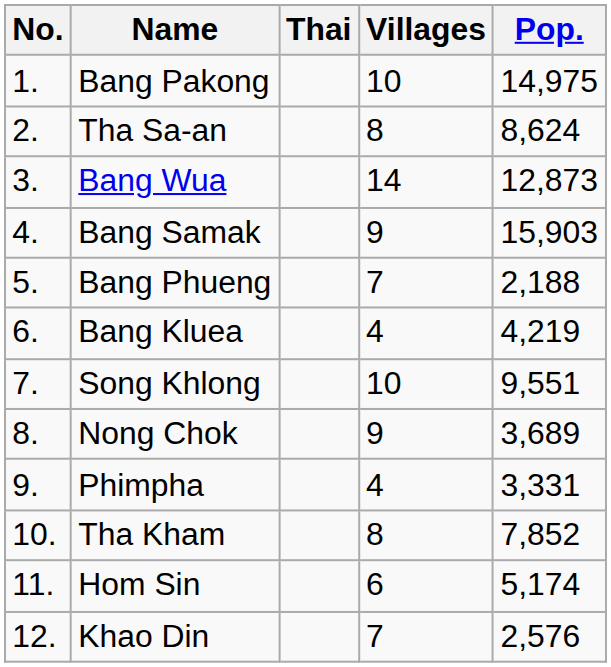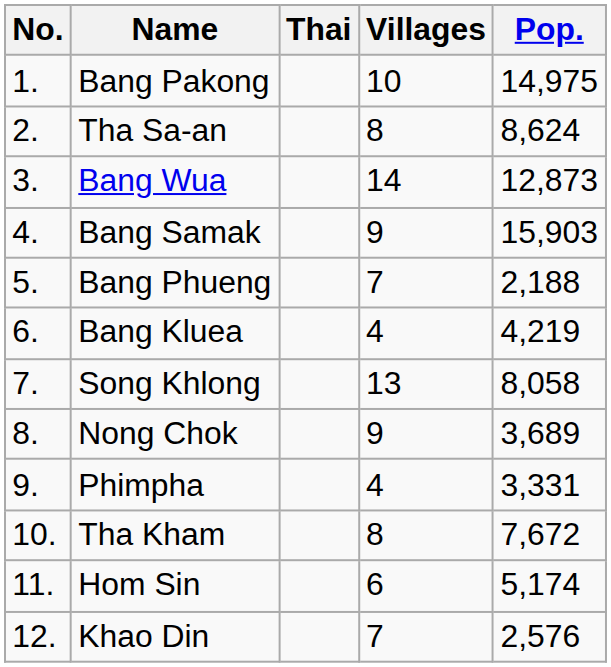(384, 383) 10 -> (384, 383) 13
(540, 383) 9,551 -> (540, 383) 8,058
(540, 534) 7,852 -> (540, 534) 7,672
